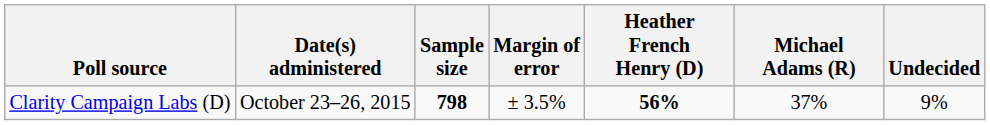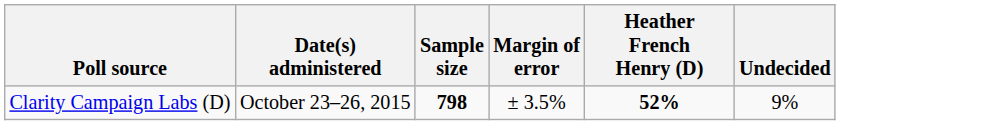- column: (809, 57)
(659, 102) 56% -> (659, 102) 52%
